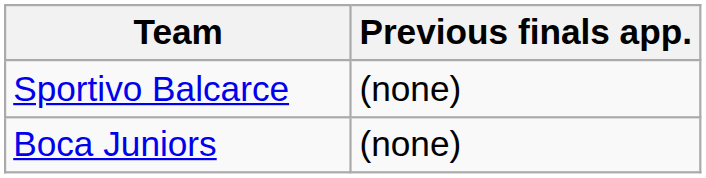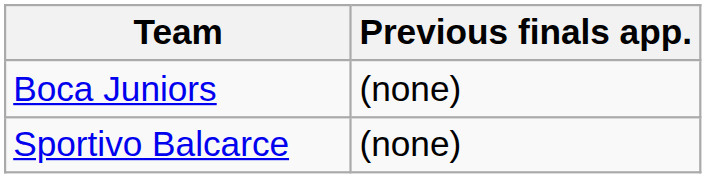rows swapped: (115, 144) <-> (151, 88)
